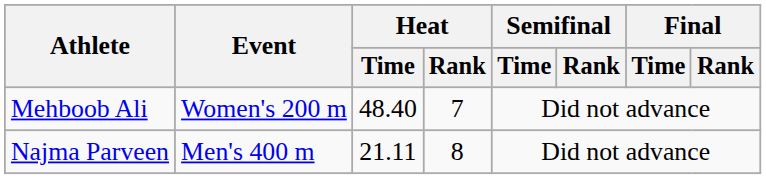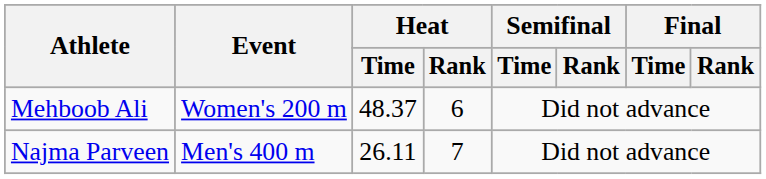(388, 108) 48.40 -> (388, 108) 48.37
(457, 108) 7 -> (457, 108) 6
(388, 151) 21.11 -> (388, 151) 26.11
(457, 151) 8 -> (457, 151) 7
